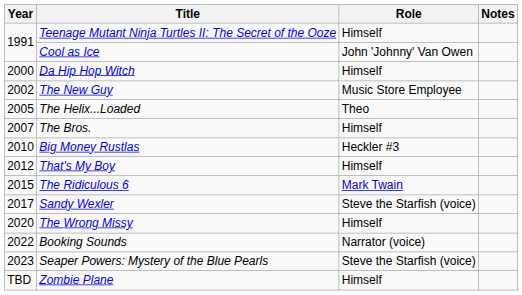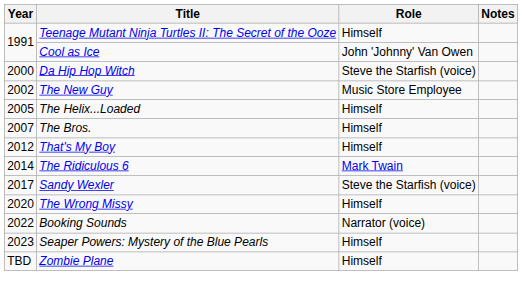(362, 71) Himself -> (409, 71) Steve the Starfish (voice)
(355, 109) Theo -> (362, 109) Himself
- row: (89, 147)
(20, 185) 2015 -> (20, 166) 2014
(409, 261) Steve the Starfish (voice) -> (362, 242) Himself
